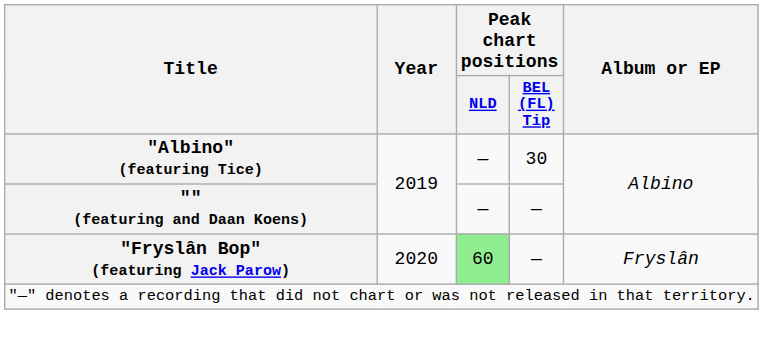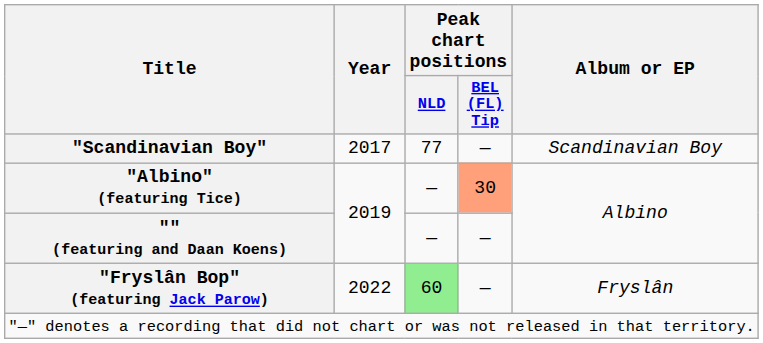+ row: (170, 148)
(536, 159) no background -> (485, 188) lightsalmon background
(416, 259) 2020 -> (370, 289) 2022
